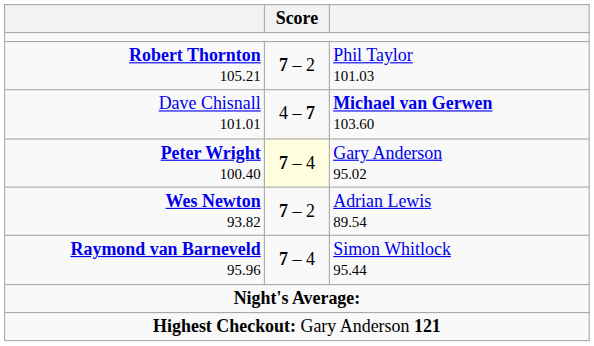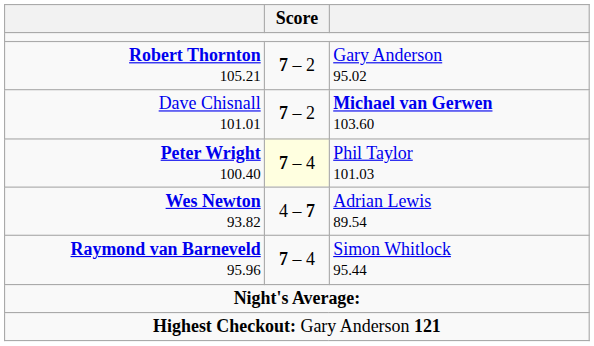(373, 65) Phil Taylor 101.03 -> (388, 65) Gary Anderson 95.02
(297, 114) 4 – 7 -> (297, 114) 7 – 2
(388, 162) Gary Anderson 95.02 -> (373, 162) Phil Taylor 101.03
(297, 211) 7 – 2 -> (297, 211) 4 – 7
